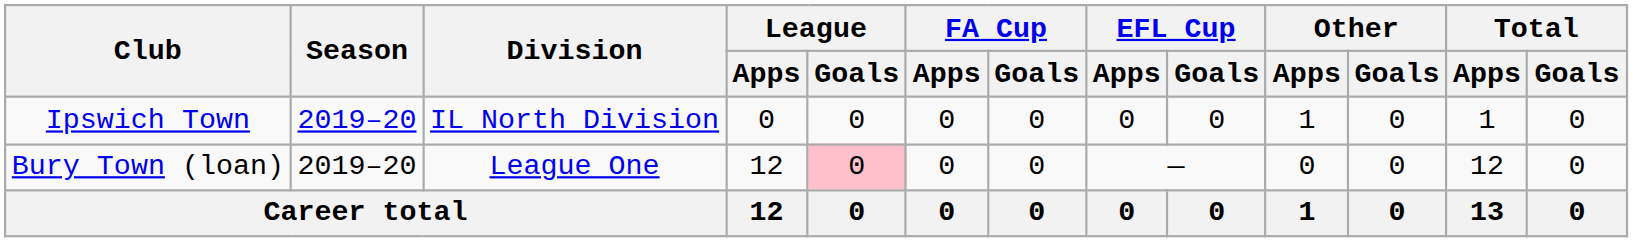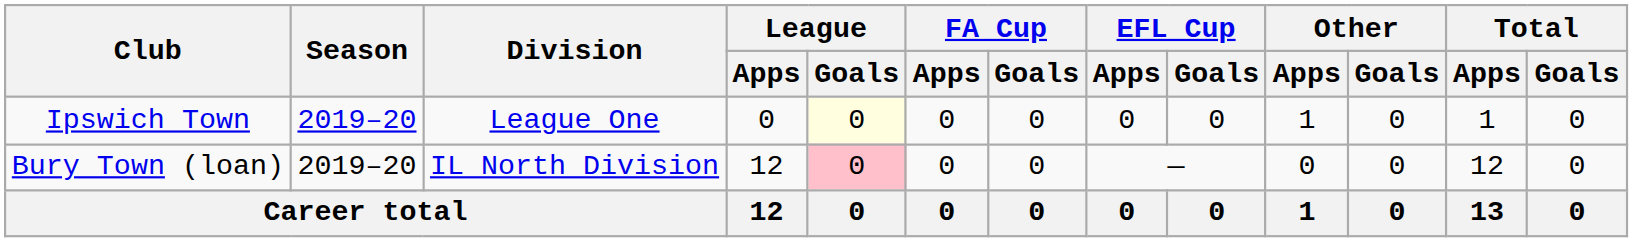(575, 121) IL North Division -> (575, 121) League One
(857, 121) no background -> (857, 121) lightyellow background
(575, 167) League One -> (575, 167) IL North Division
